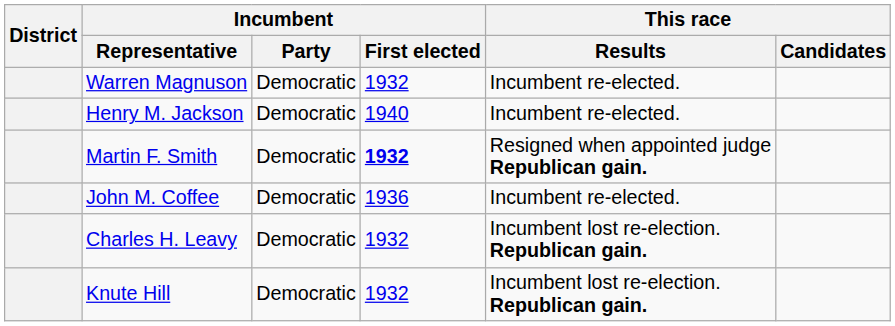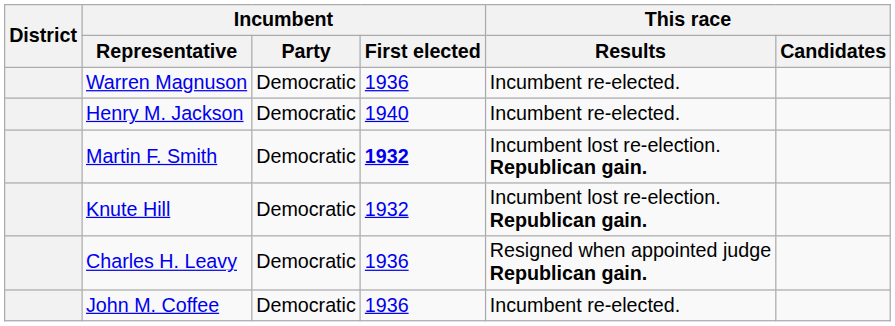(387, 82) 1932 -> (387, 82) 1936
(630, 156) Resigned when appointed judge Republican gain. -> (605, 156) Incumbent lost re-election. Republican gain.
rows swapped: (128, 293) <-> (153, 198)
(387, 240) 1932 -> (387, 262) 1936
(605, 240) Incumbent lost re-election. Republican gain. -> (630, 262) Resigned when appointed judge Republican gain.
